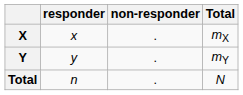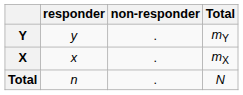rows swapped: (220, 36) <-> (220, 58)
